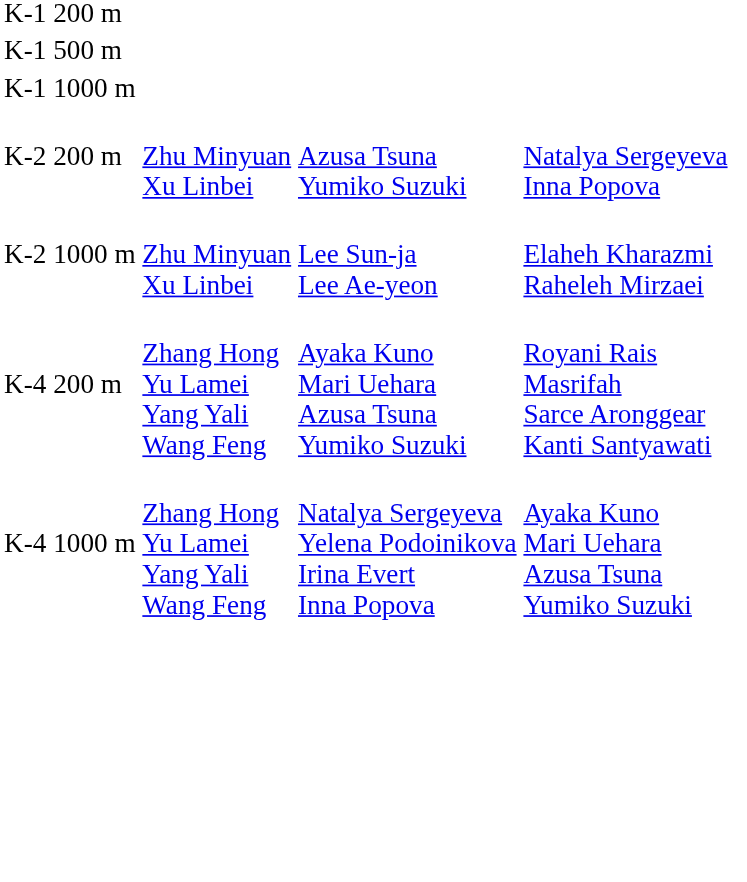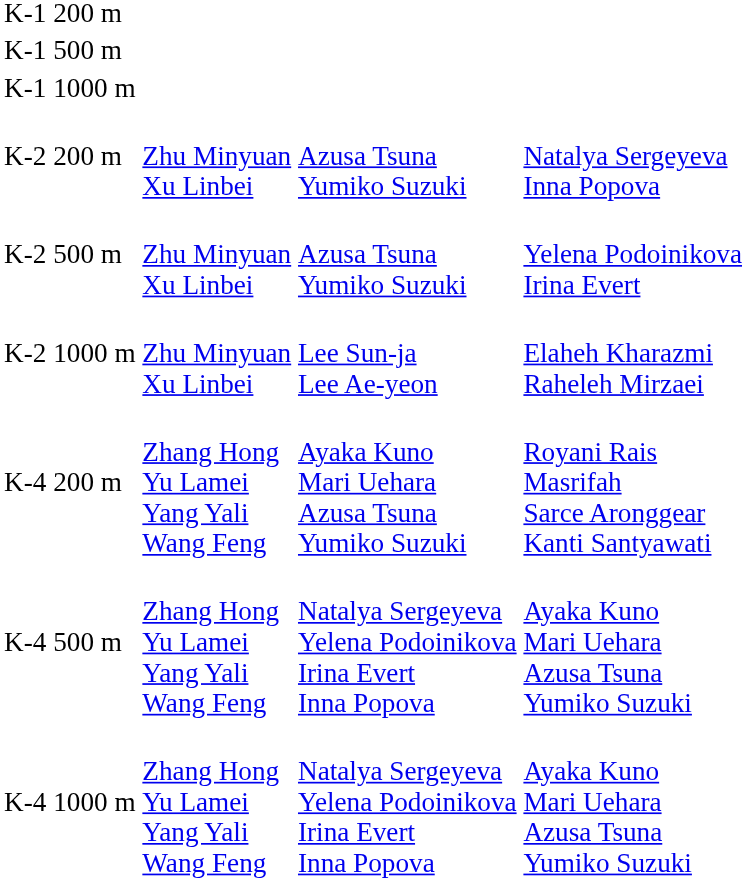+ row: (63, 254)
+ row: (63, 642)
